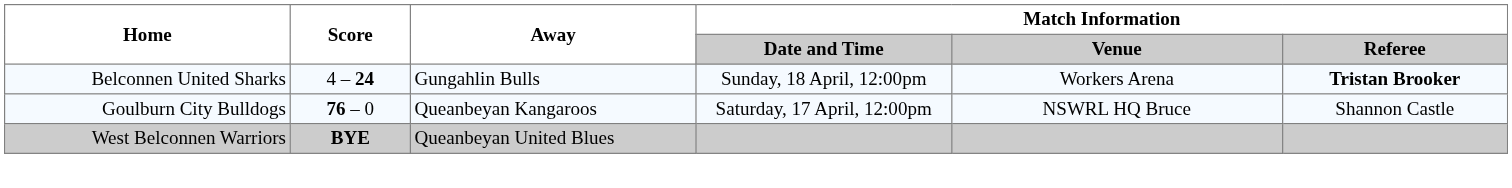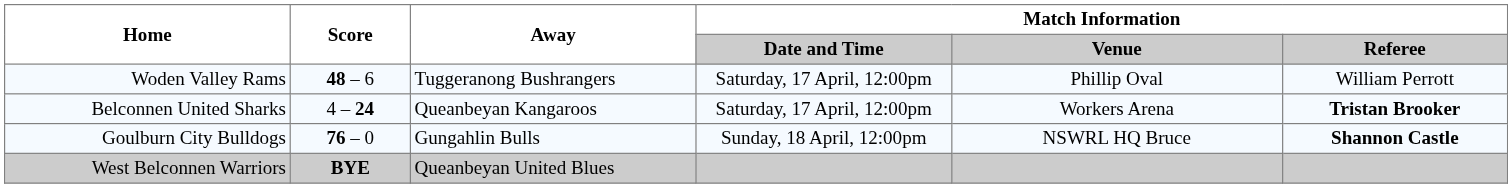+ row: (209, 78)
(477, 78) Gungahlin Bulls -> (506, 108) Queanbeyan Kangaroos
(824, 78) Sunday, 18 April, 12:00pm -> (824, 108) Saturday, 17 April, 12:00pm
(506, 108) Queanbeyan Kangaroos -> (477, 138) Gungahlin Bulls
(824, 108) Saturday, 17 April, 12:00pm -> (824, 138) Sunday, 18 April, 12:00pm
(1395, 108) normal -> (1395, 138) bold
